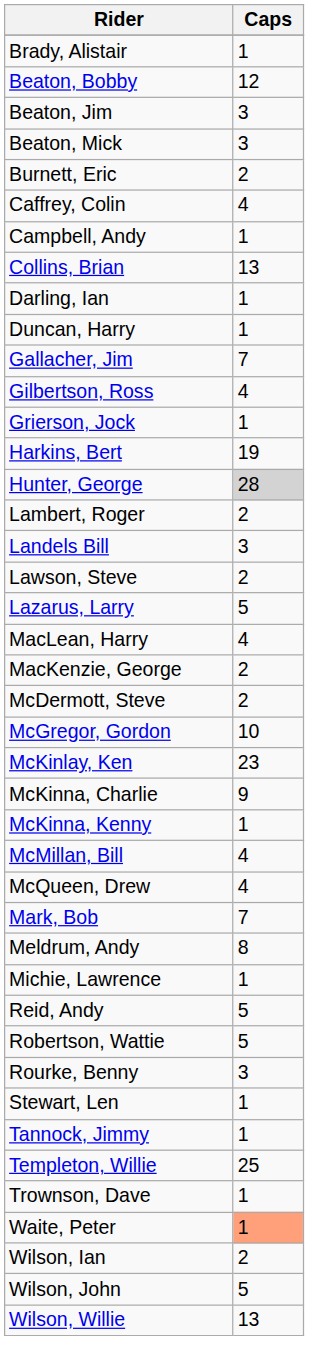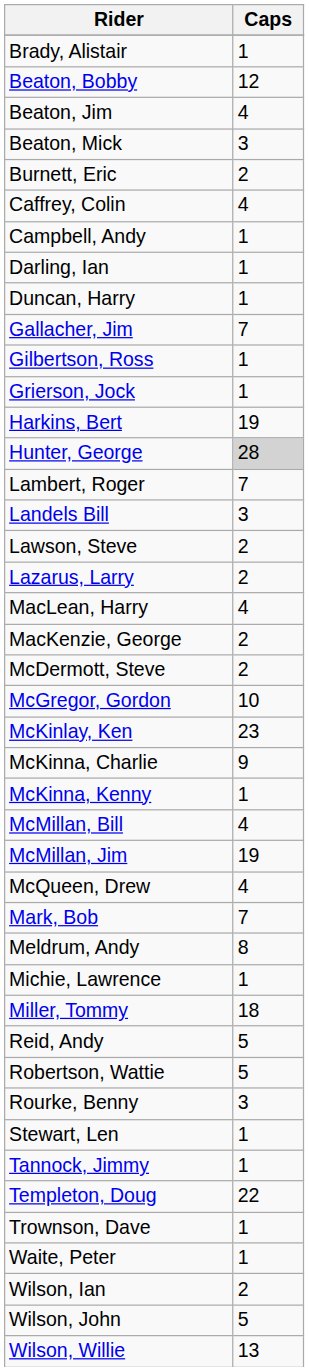(243, 112) 3 -> (243, 112) 4
- row: (67, 267)
(243, 391) 4 -> (243, 360) 1
(243, 515) 2 -> (243, 484) 7
(243, 608) 5 -> (243, 577) 2
+ row: (68, 855)
+ row: (69, 1010)
+ row: (83, 1196)
- row: (83, 1165)
(243, 1227) lightsalmon background -> (243, 1258) no background
